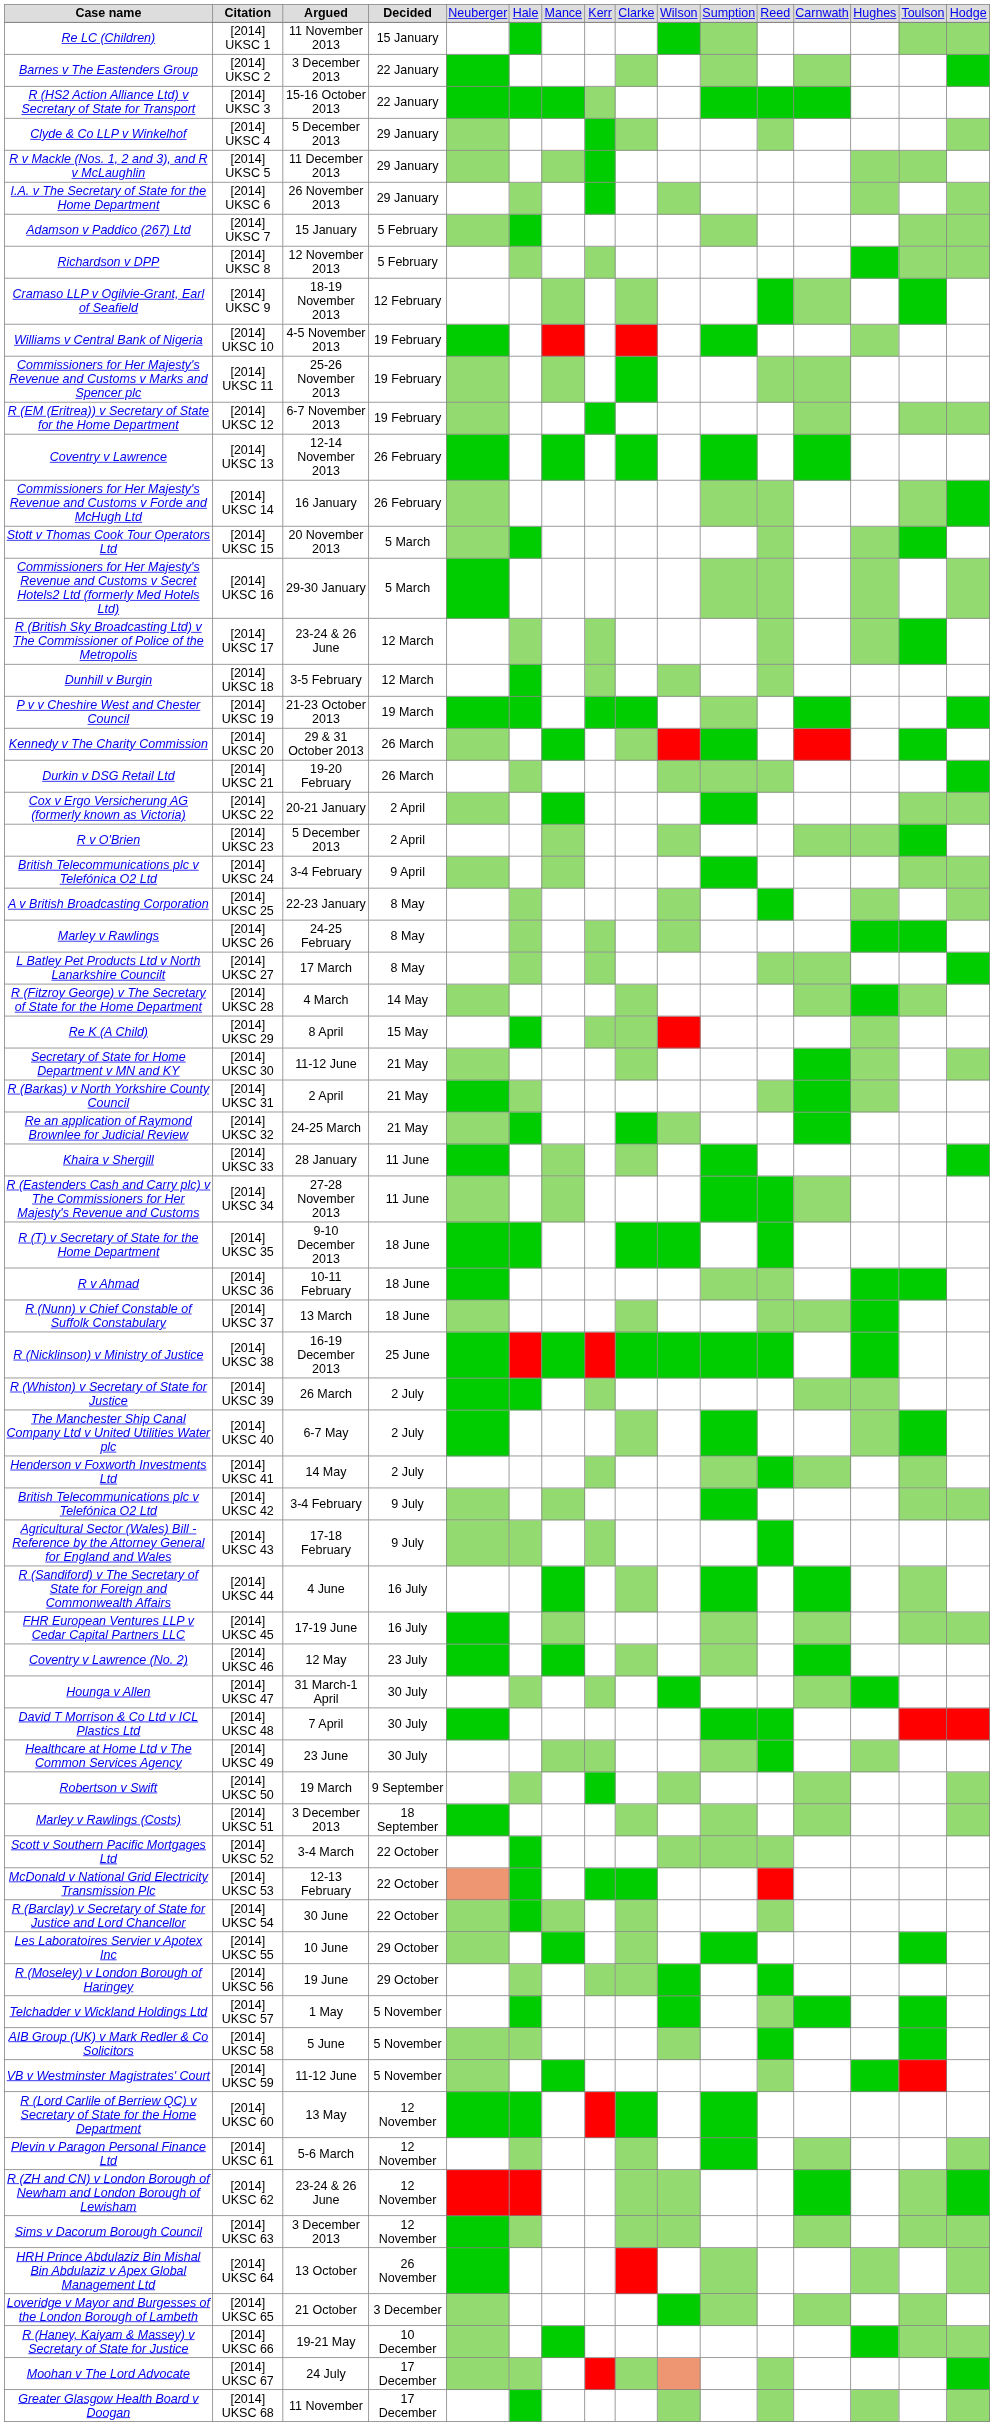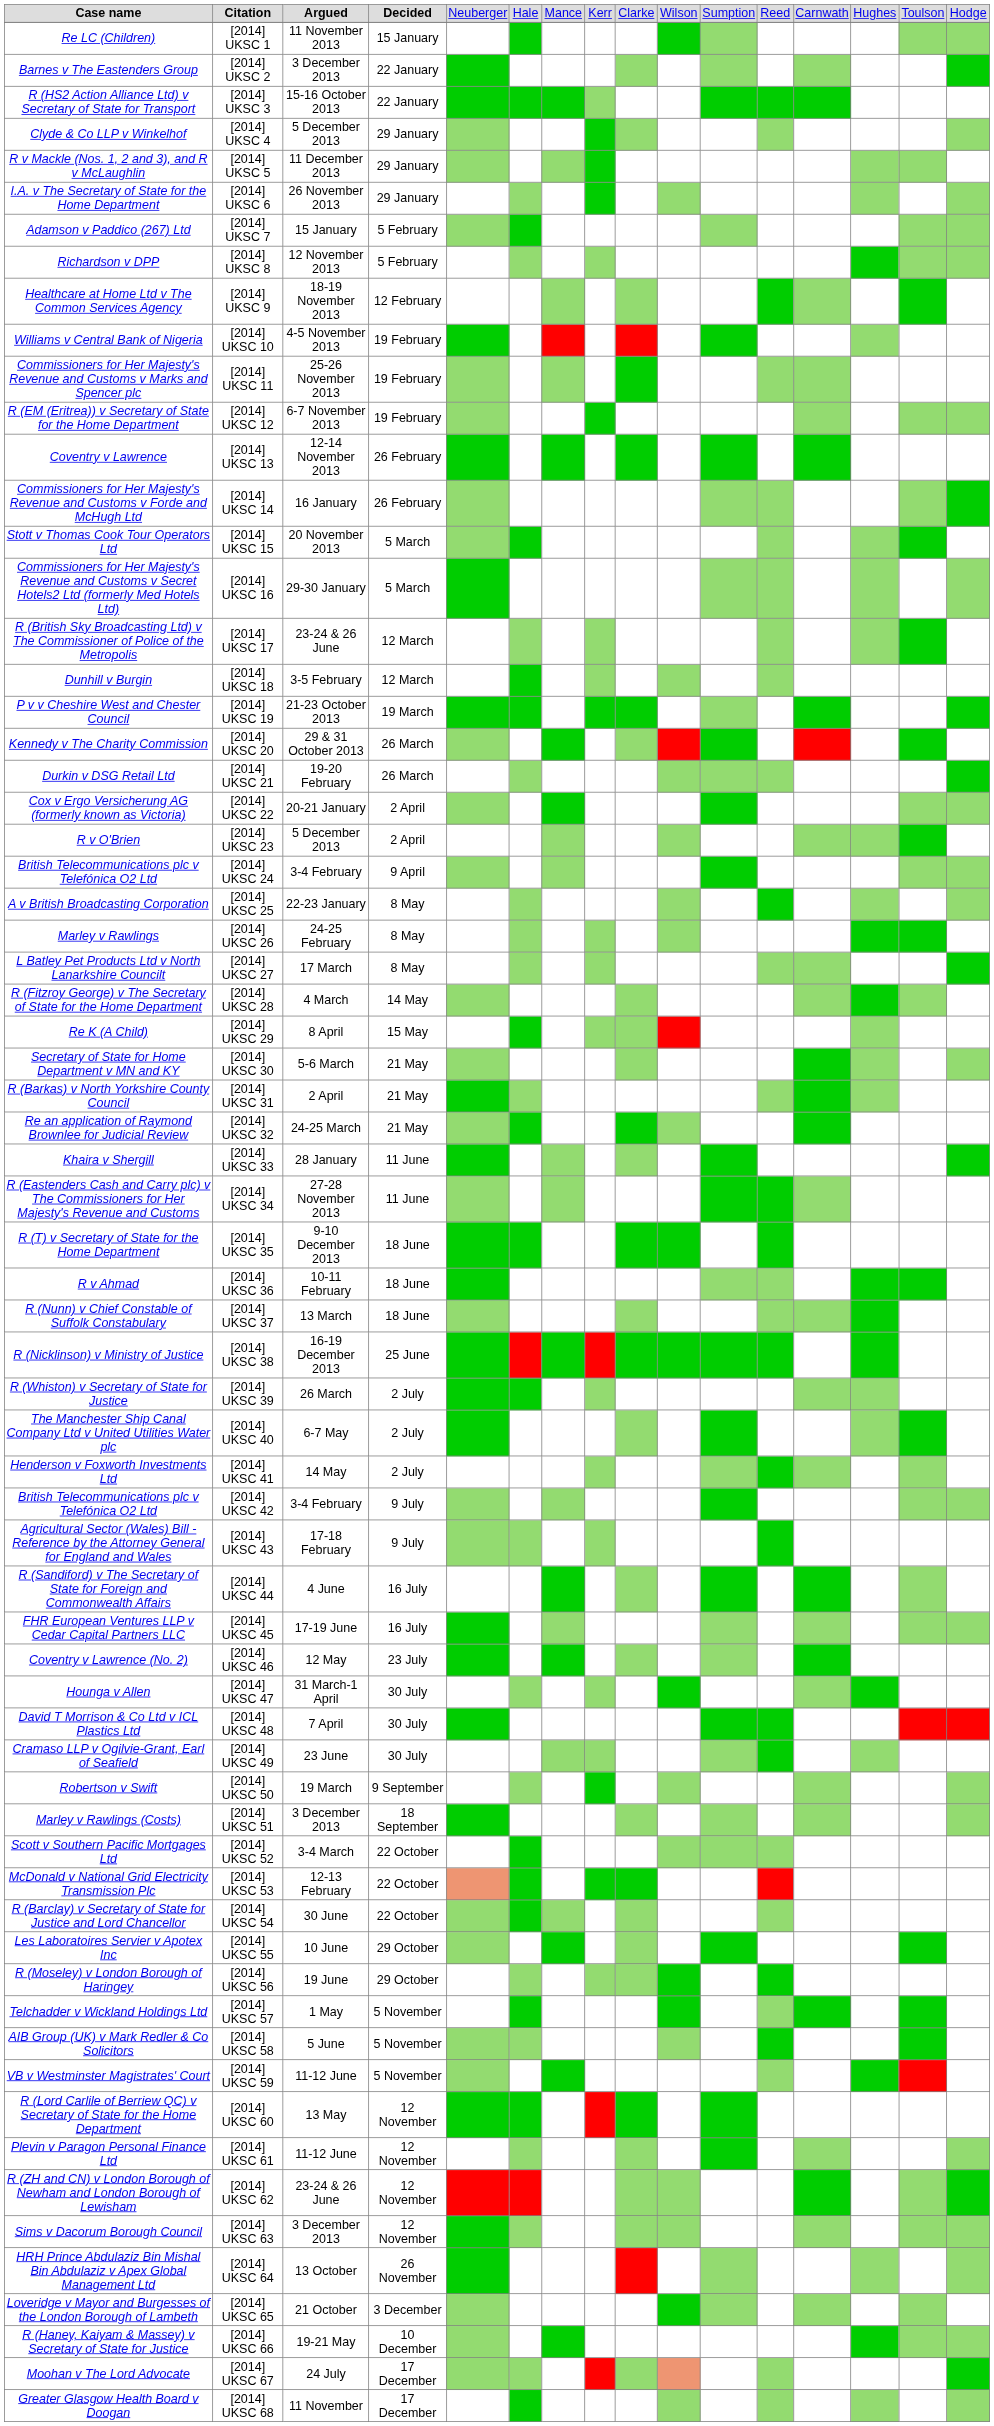(108, 301) Cramaso LLP v Ogilvie-Grant, Earl of Seafield -> (108, 301) Healthcare at Home Ltd v The Common Services Agency
(326, 1064) 11-12 June -> (326, 1064) 5-6 March
(108, 1755) Healthcare at Home Ltd v The Common Services Agency -> (108, 1755) Cramaso LLP v Ogilvie-Grant, Earl of Seafield
(326, 2153) 5-6 March -> (326, 2153) 11-12 June
